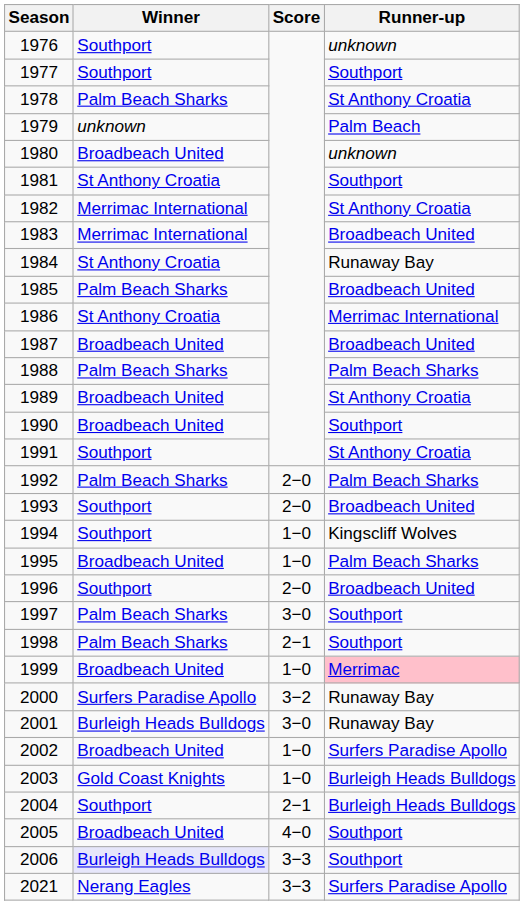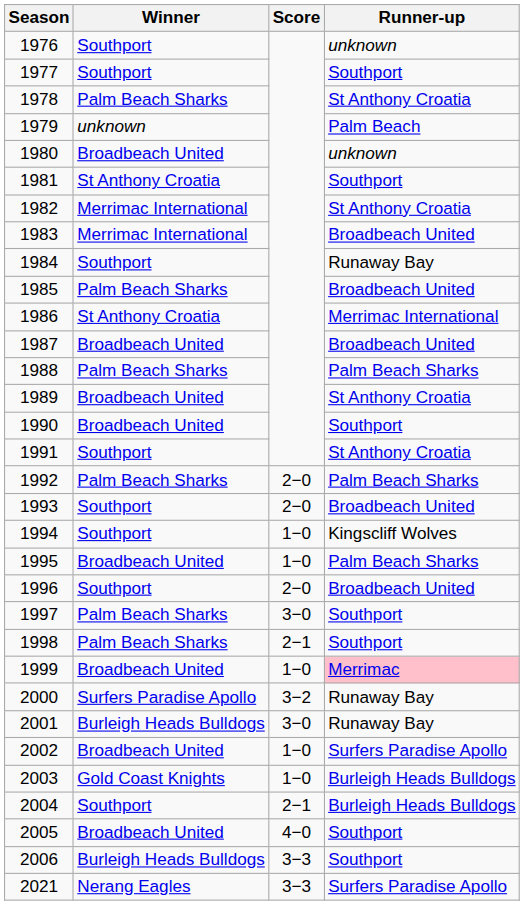(149, 262) St Anthony Croatia -> (114, 262) Southport
(171, 859) lavender background -> (171, 859) no background
